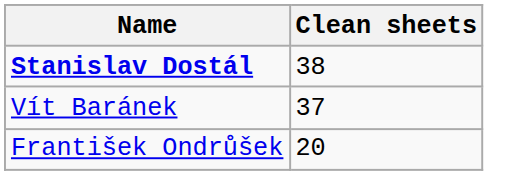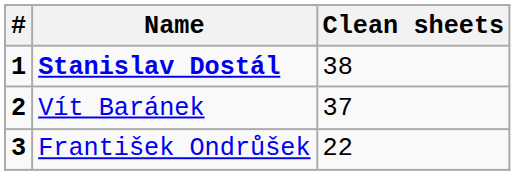+ column: (19, 26)
(311, 149) 20 -> (338, 149) 22
